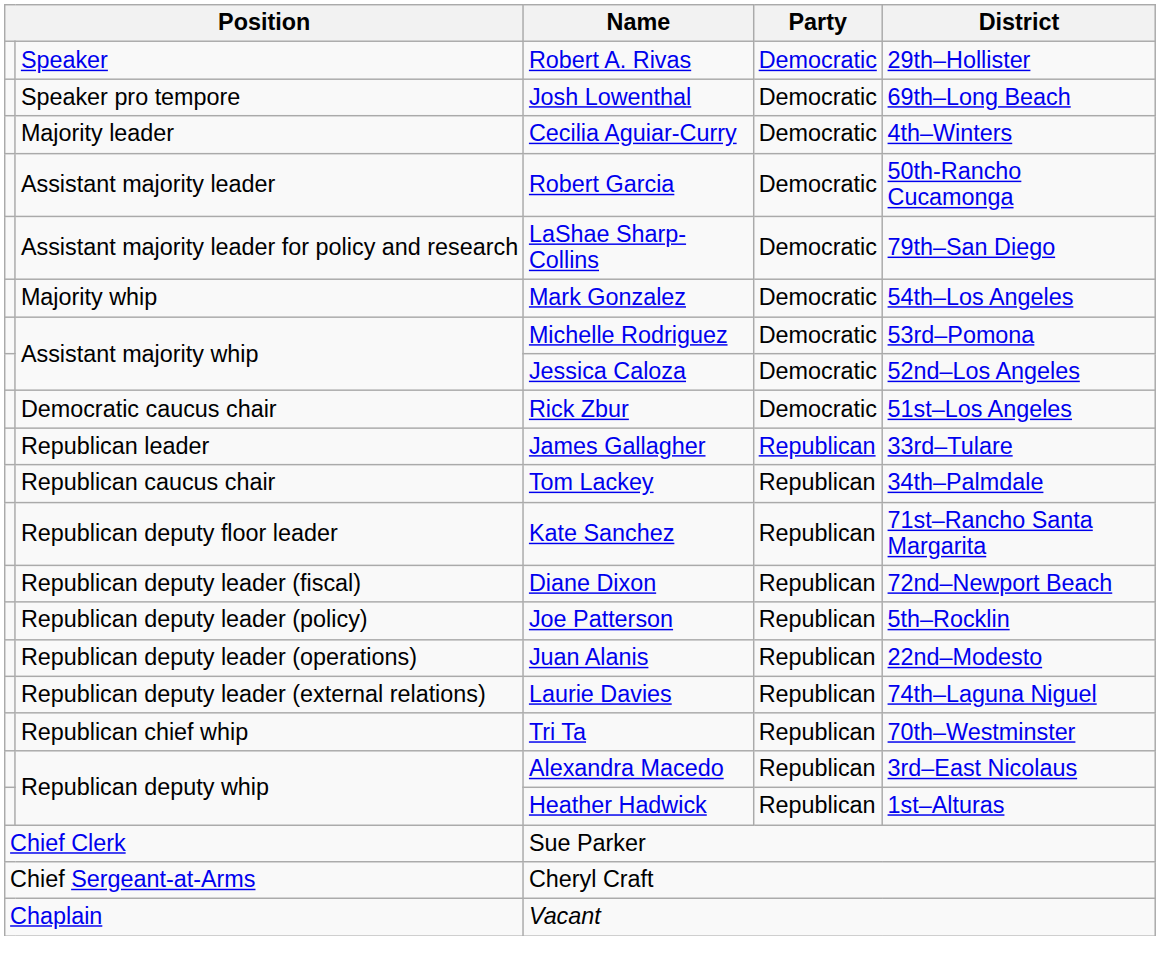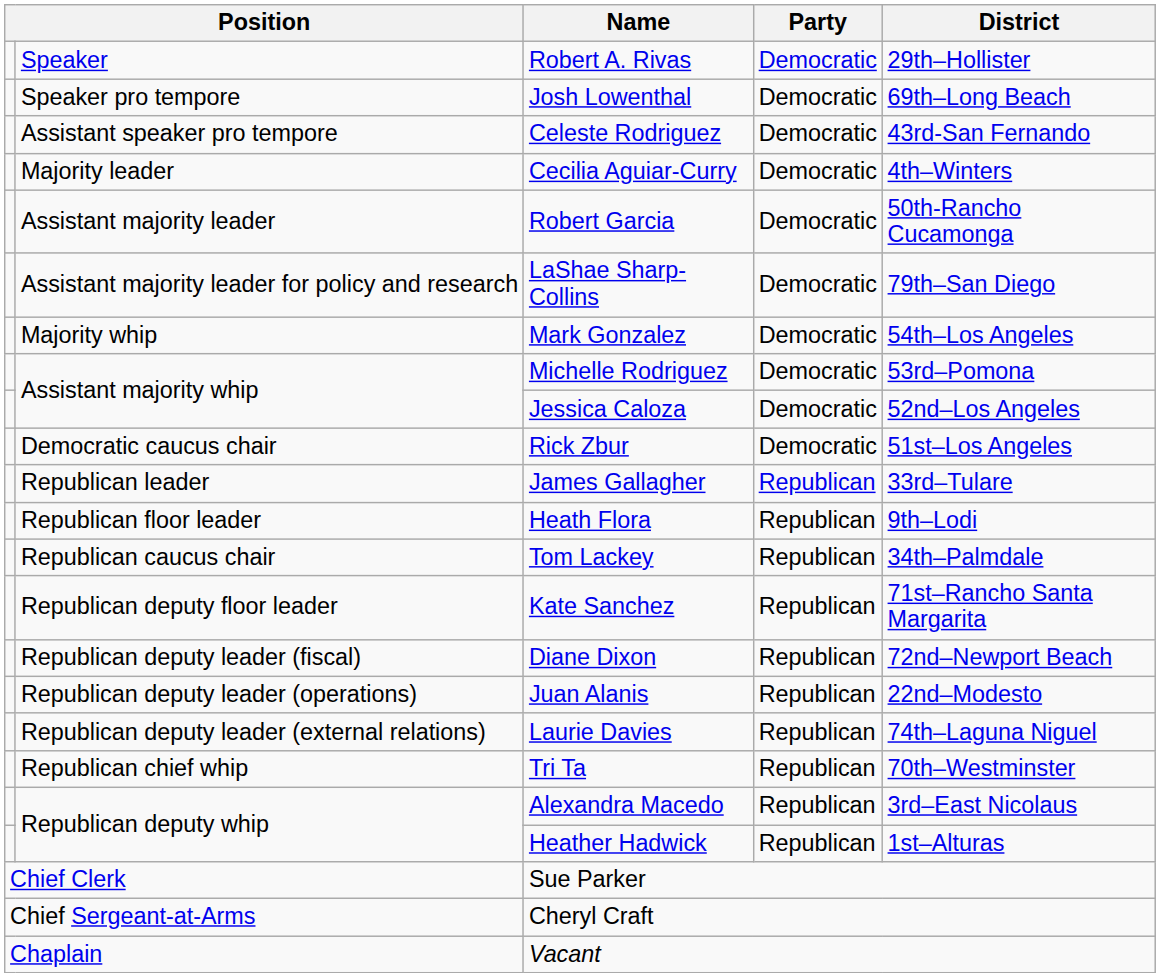+ row: (625, 134)
+ row: (590, 520)
- row: (601, 620)
